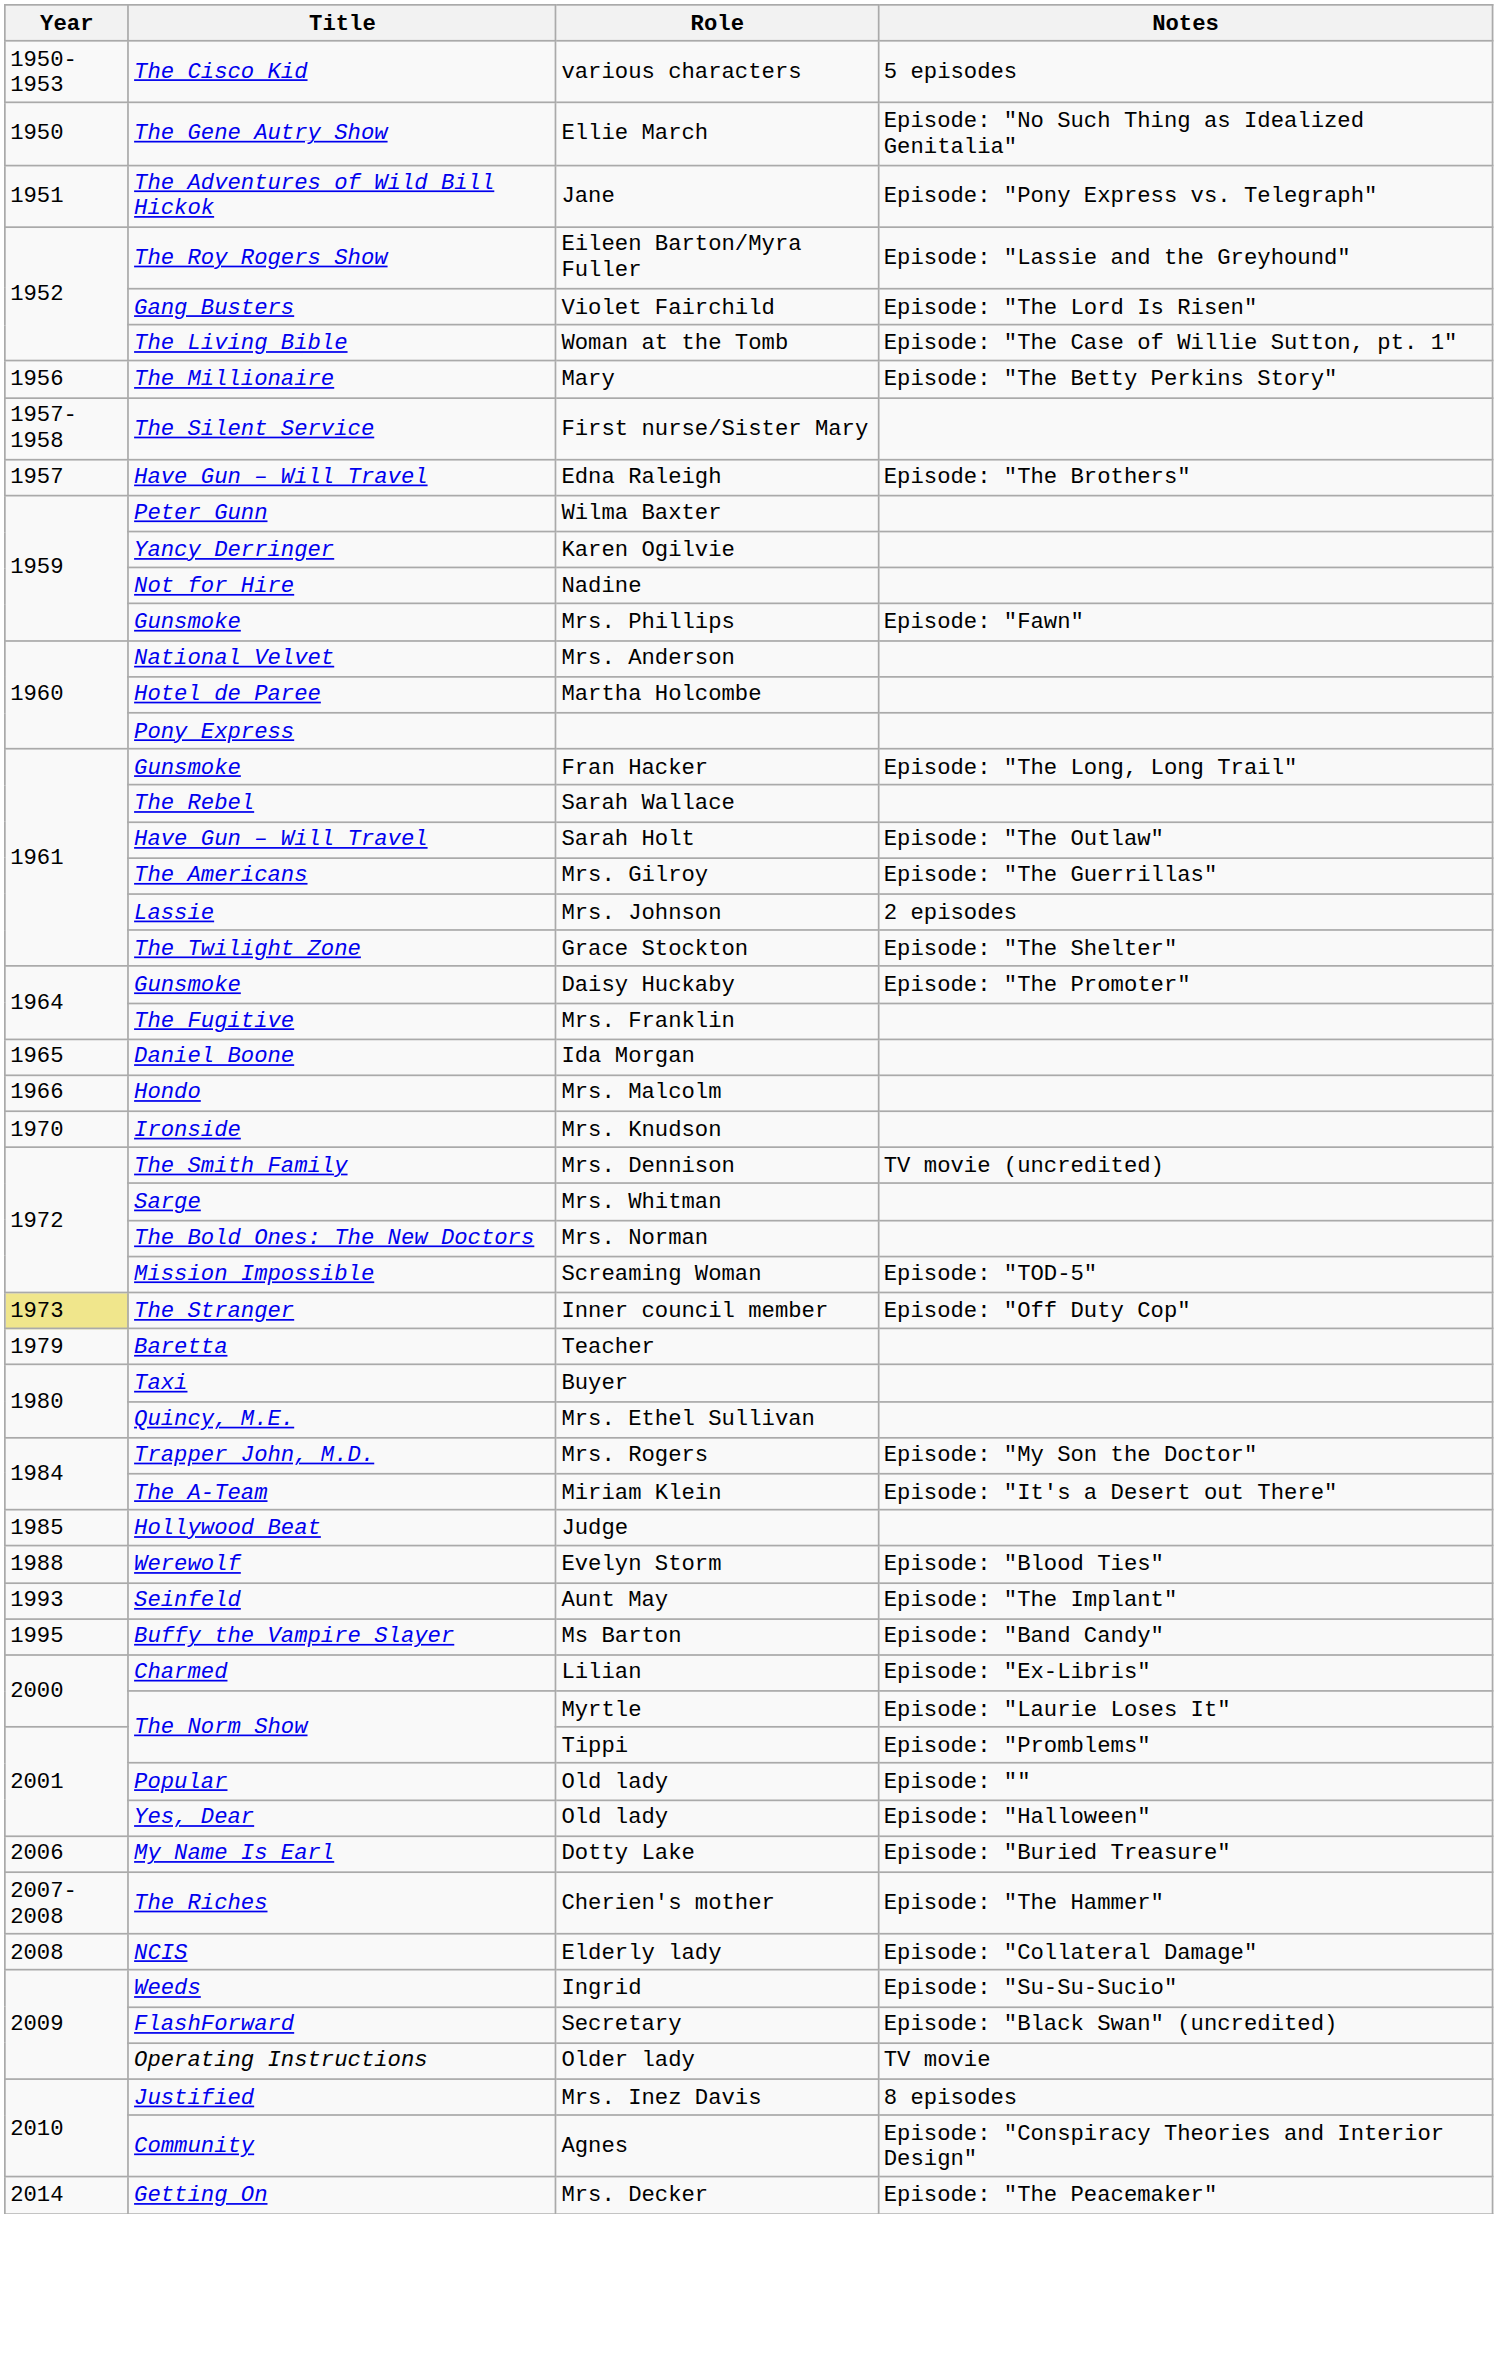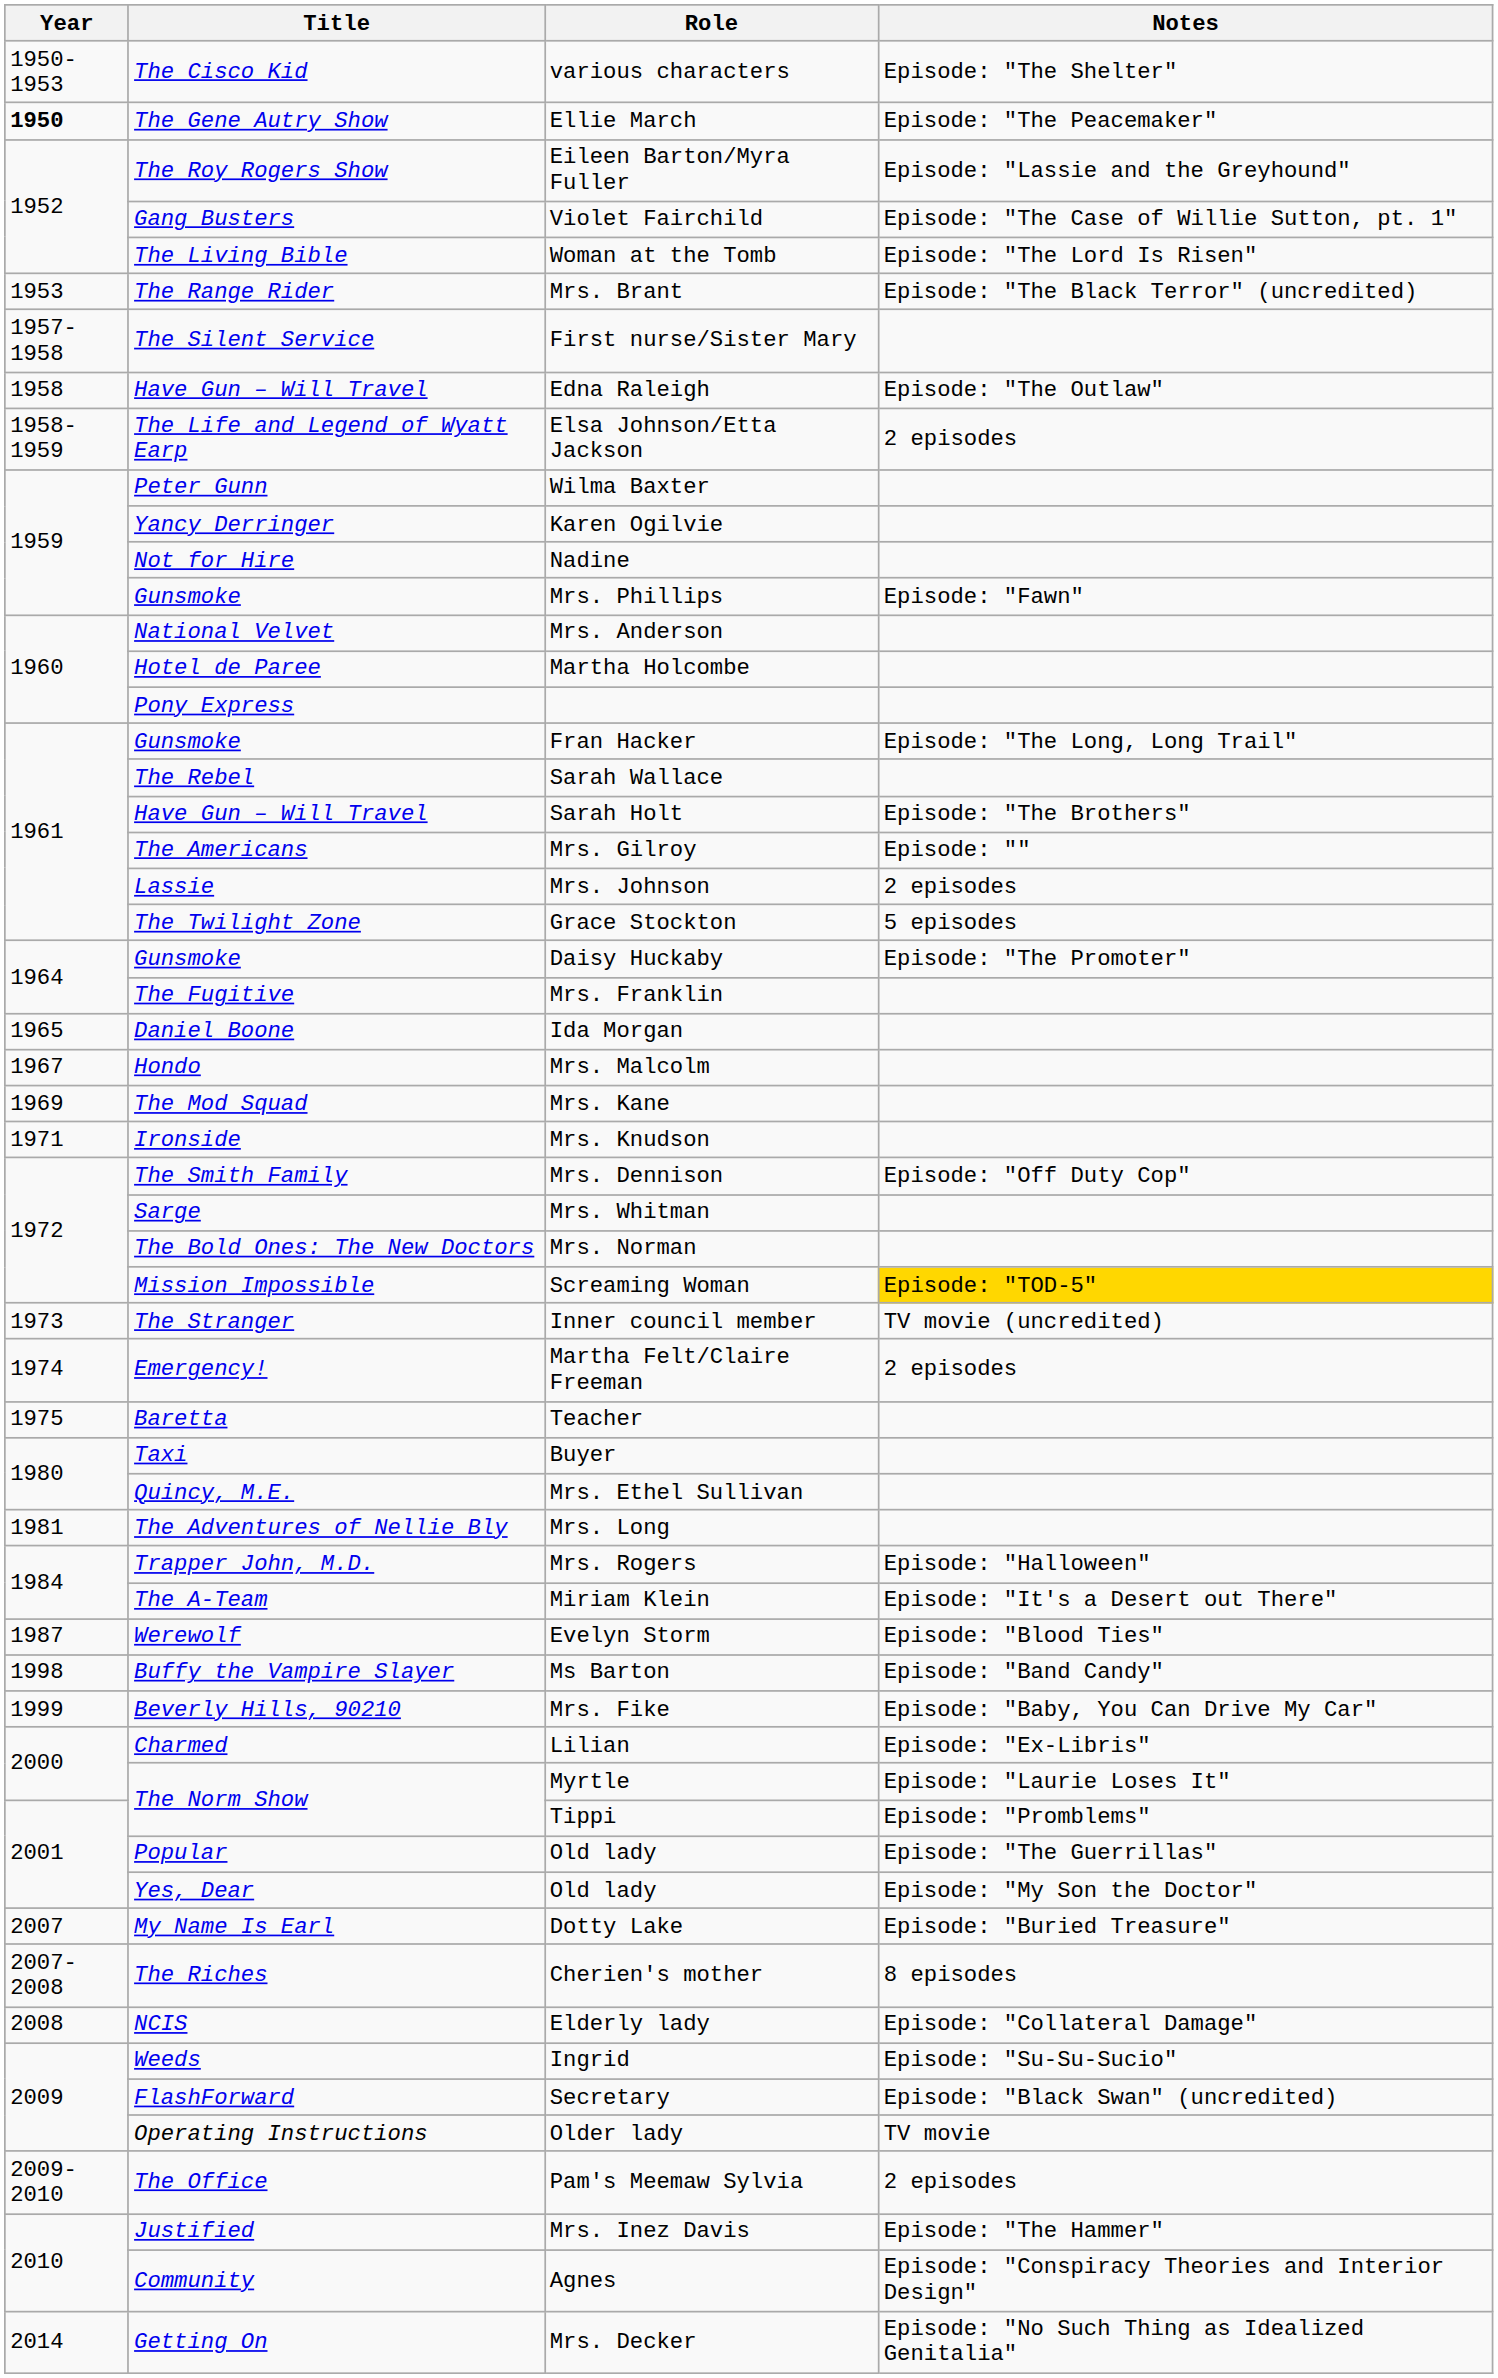(950, 72) 5 episodes -> (1031, 72) Episode: "The Shelter"
(37, 134) normal -> (37, 121) bold
(1124, 134) Episode: "No Such Thing as Idealized Genitalia" -> (1051, 121) Episode: "The Peacemaker"
- row: (314, 196)
(1071, 307) Episode: "The Lord Is Risen" -> (1171, 219) Episode: "The Case of Willie Sutton, pt. 1"
(1171, 343) Episode: "The Case of Willie Sutton, pt. 1" -> (1071, 255) Episode: "The Lord Is Risen"
+ row: (234, 292)
- row: (234, 379)
(37, 477) 1957 -> (37, 390) 1958
(1037, 477) Episode: "The Brothers" -> (1024, 390) Episode: "The Outlaw"
+ row: (321, 439)
(1024, 840) Episode: "The Outlaw" -> (1037, 814) Episode: "The Brothers"
(1051, 876) Episode: "The Guerrillas" -> (957, 850) Episode: ""
(1031, 948) Episode: "The Shelter" -> (950, 923) 5 episodes
(37, 1093) 1966 -> (37, 1068) 1967
+ row: (221, 1104)
(37, 1129) 1970 -> (37, 1140) 1971
(1024, 1166) TV movie (uncredited) -> (1037, 1176) Episode: "Off Duty Cop"
(990, 1274) no background -> (990, 1285) gold background
(37, 1311) khaki background -> (37, 1321) no background
(1037, 1311) Episode: "Off Duty Cop" -> (1024, 1321) TV movie (uncredited)
+ row: (201, 1370)
(37, 1347) 1979 -> (37, 1419) 1975
+ row: (321, 1528)
(1071, 1456) Episode: "My Son the Doctor" -> (1017, 1564) Episode: "Halloween"
- row: (227, 1528)
(37, 1564) 1988 -> (37, 1637) 1987
- row: (187, 1600)
(37, 1637) 1995 -> (37, 1673) 1998
+ row: (268, 1709)
(957, 1782) Episode: "" -> (1051, 1854) Episode: "The Guerrillas"
(1017, 1818) Episode: "Halloween" -> (1071, 1890) Episode: "My Son the Doctor"
(37, 1854) 2006 -> (37, 1927) 2007
(1024, 1903) Episode: "The Hammer" -> (950, 1976) 8 episodes
+ row: (201, 2182)
(950, 2097) 8 episodes -> (1024, 2231) Episode: "The Hammer"
(1051, 2195) Episode: "The Peacemaker" -> (1124, 2342) Episode: "No Such Thing as Idealized Genitalia"
